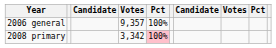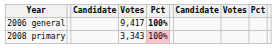(132, 24) 9,357 -> (132, 24) 9,417
(158, 24) normal -> (158, 24) bold
(132, 37) 3,342 -> (132, 37) 3,343
